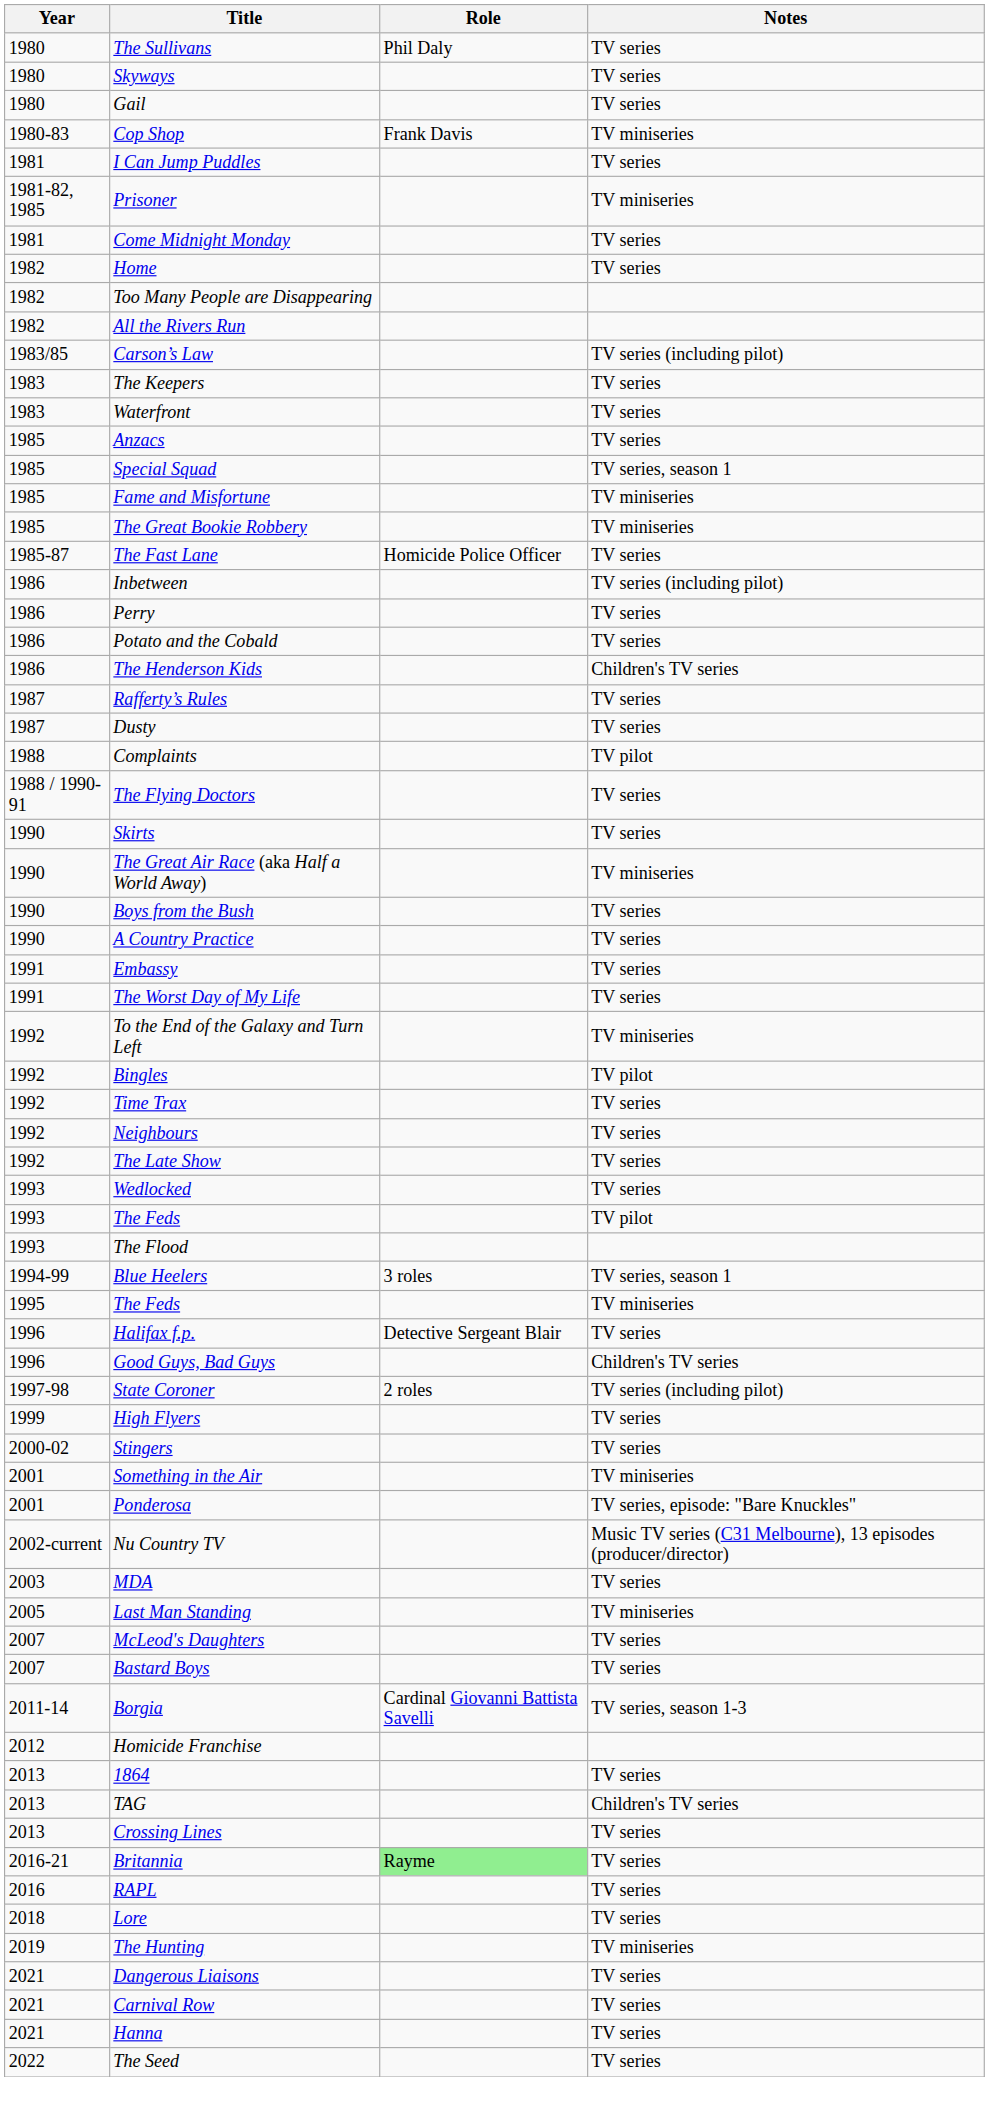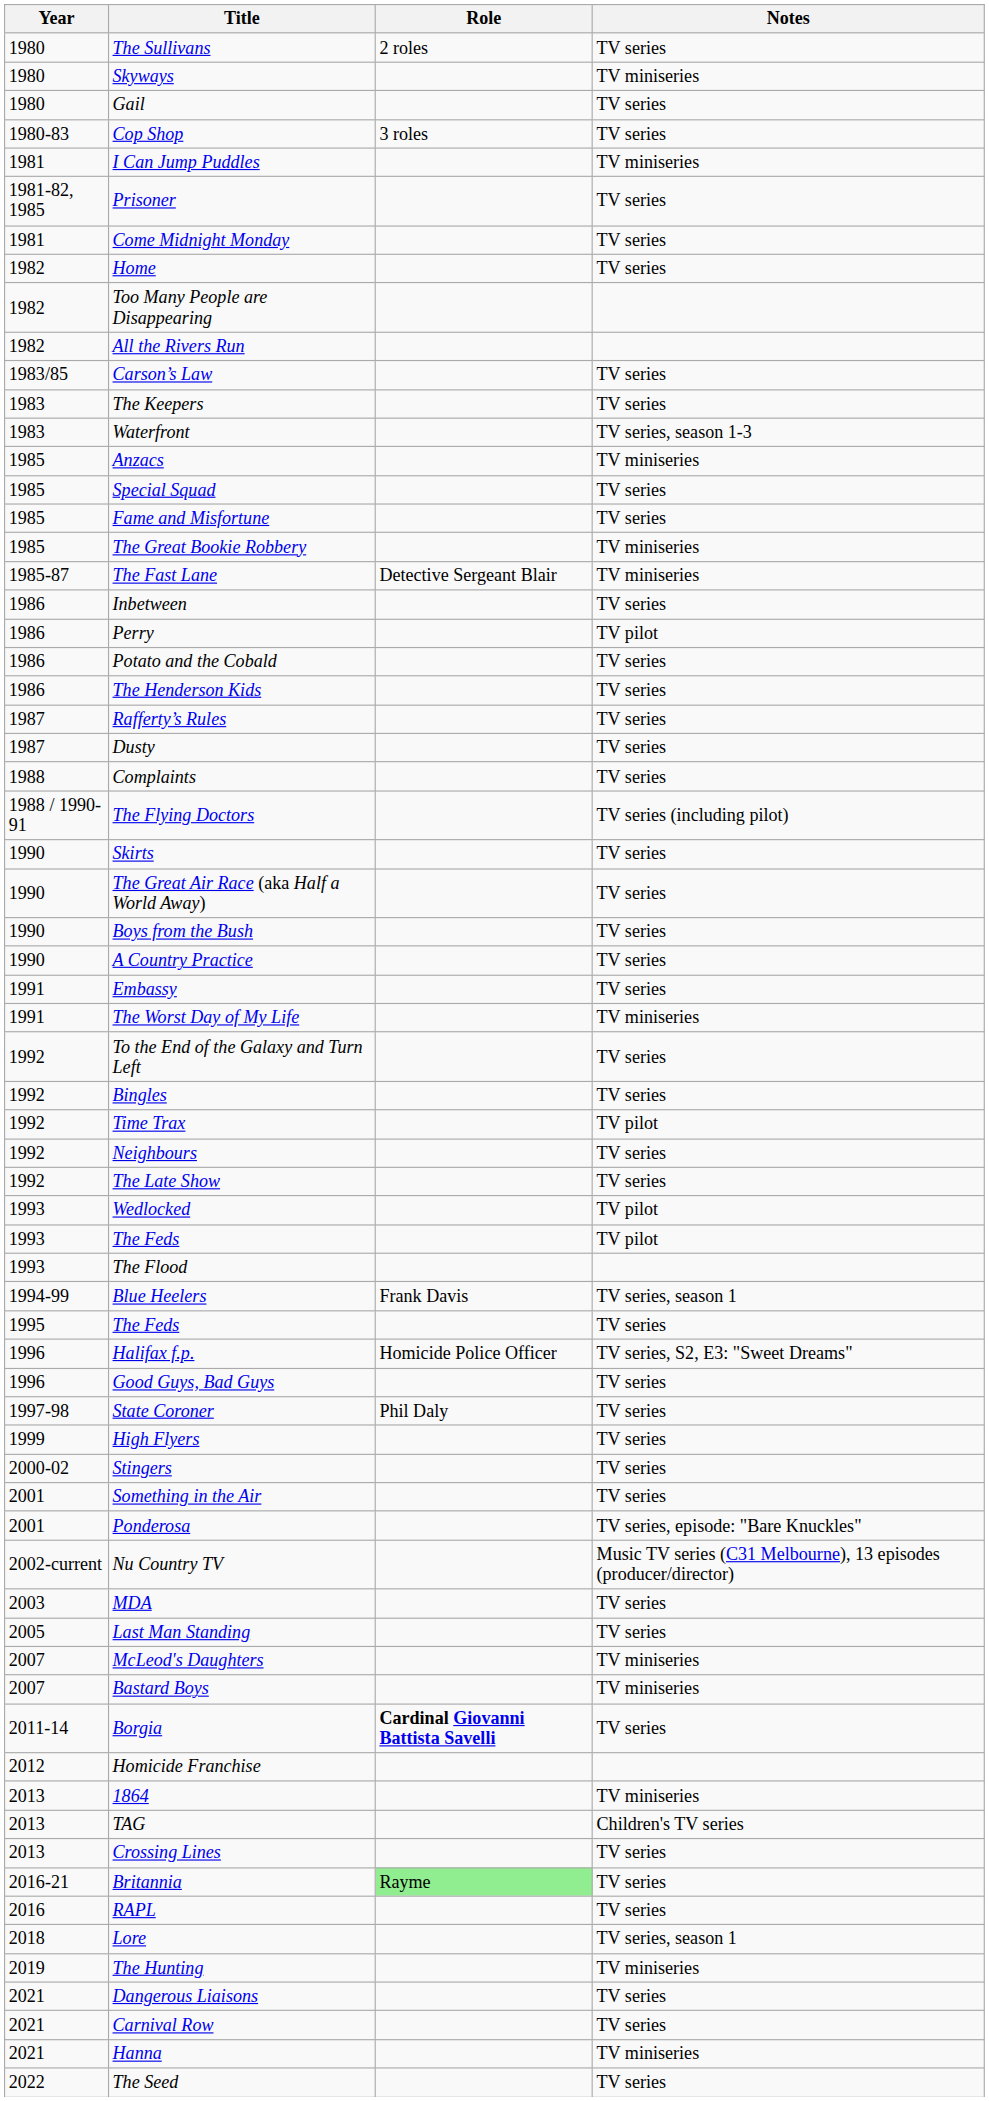(418, 47) Phil Daly -> (404, 47) 2 roles
(626, 76) TV series -> (648, 76) TV miniseries
(428, 133) Frank Davis -> (404, 133) 3 roles
(643, 133) TV miniseries -> (631, 133) TV series
(626, 162) TV series -> (648, 162) TV miniseries
(643, 201) TV miniseries -> (631, 201) TV series
(687, 354) TV series (including pilot) -> (631, 374) TV series
(626, 411) TV series -> (674, 432) TV series, season 1-3
(626, 440) TV series -> (648, 460) TV miniseries
(661, 469) TV series, season 1 -> (631, 489) TV series
(643, 497) TV miniseries -> (631, 518) TV series
(472, 555) Homicide Police Officer -> (468, 575) Detective Sergeant Blair
(626, 555) TV series -> (648, 575) TV miniseries
(687, 583) TV series (including pilot) -> (631, 604) TV series
(626, 612) TV series -> (627, 632) TV pilot
(665, 669) Children's TV series -> (631, 690) TV series
(622, 756) TV pilot -> (631, 776) TV series
(626, 794) TV series -> (693, 815) TV series (including pilot)
(643, 872) TV miniseries -> (631, 892) TV series
(626, 997) TV series -> (648, 1017) TV miniseries
(643, 1036) TV miniseries -> (631, 1056) TV series
(622, 1075) TV pilot -> (631, 1095) TV series
(626, 1103) TV series -> (627, 1124) TV pilot
(626, 1189) TV series -> (627, 1210) TV pilot
(408, 1275) 3 roles -> (424, 1296) Frank Davis
(643, 1304) TV miniseries -> (631, 1324) TV series
(472, 1333) Detective Sergeant Blair -> (468, 1353) Homicide Police Officer
(626, 1333) TV series -> (725, 1353) TV series, S2, E3: "Sweet Dreams"
(665, 1361) Children's TV series -> (631, 1382) TV series
(408, 1390) 2 roles -> (414, 1410) Phil Daly
(687, 1390) TV series (including pilot) -> (631, 1410) TV series
(643, 1476) TV miniseries -> (631, 1496) TV series
(643, 1611) TV miniseries -> (631, 1631) TV series
(626, 1640) TV series -> (648, 1660) TV miniseries
(626, 1668) TV series -> (648, 1689) TV miniseries
(481, 1707) normal -> (452, 1728) bold
(669, 1707) TV series, season 1-3 -> (631, 1728) TV series
(626, 1775) TV series -> (648, 1795) TV miniseries
(626, 1918) TV series -> (667, 1938) TV series, season 1
(626, 2033) TV series -> (648, 2053) TV miniseries
